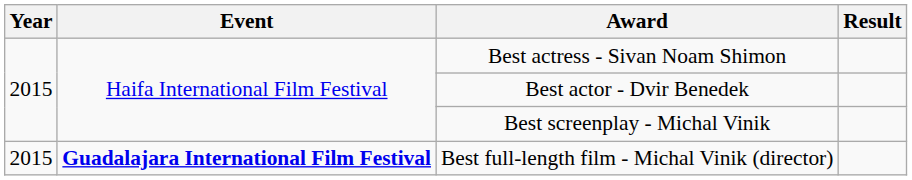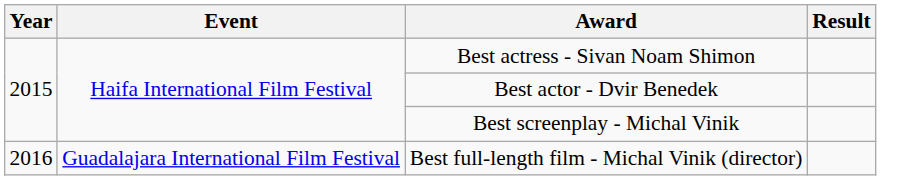(31, 157) 2015 -> (31, 157) 2016
(247, 157) bold -> (231, 157) normal
